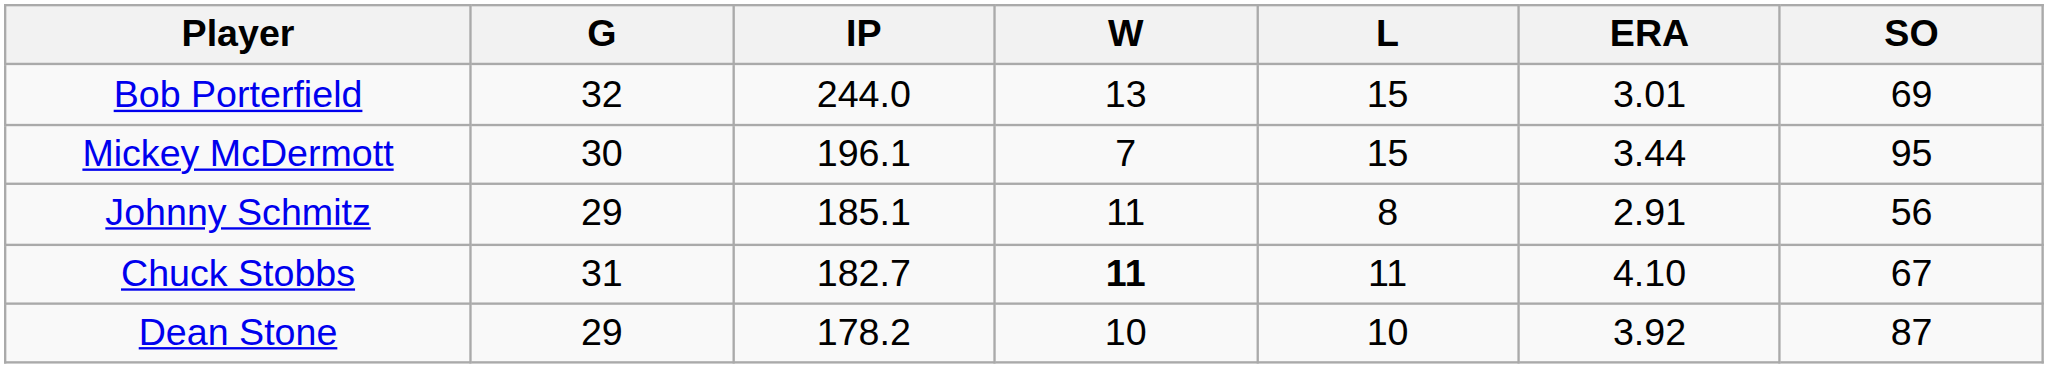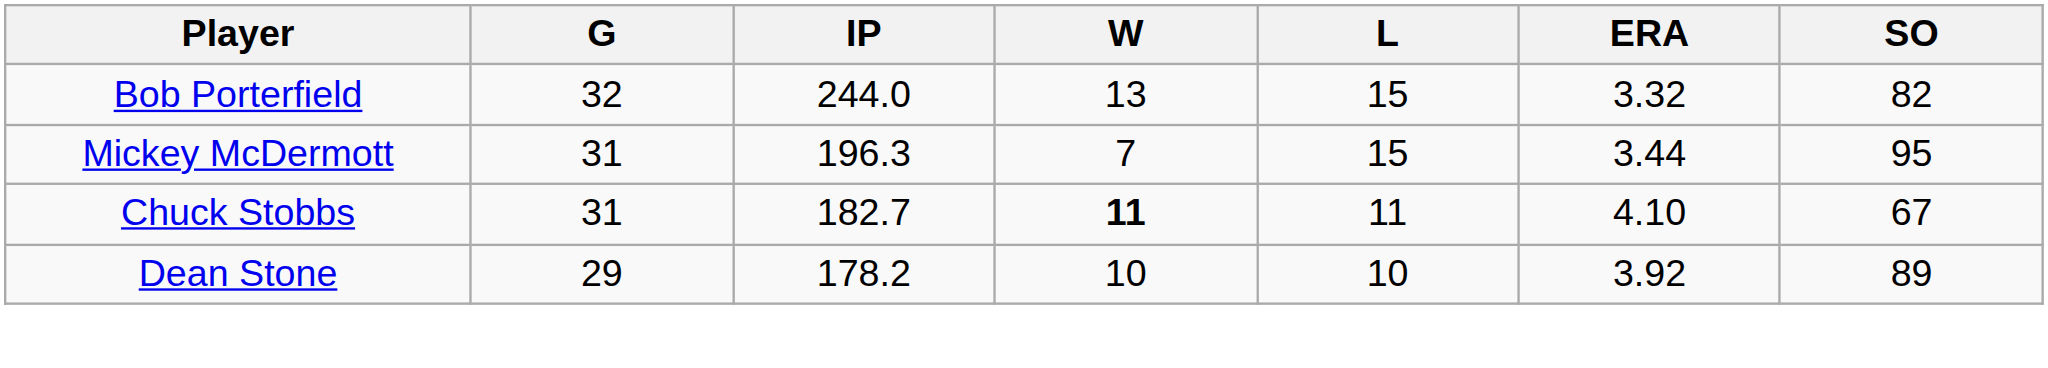(1650, 93) 3.01 -> (1650, 93) 3.32
(1912, 93) 69 -> (1912, 93) 82
(602, 153) 30 -> (602, 153) 31
(864, 153) 196.1 -> (864, 153) 196.3
- row: (238, 213)
(1912, 332) 87 -> (1912, 272) 89
